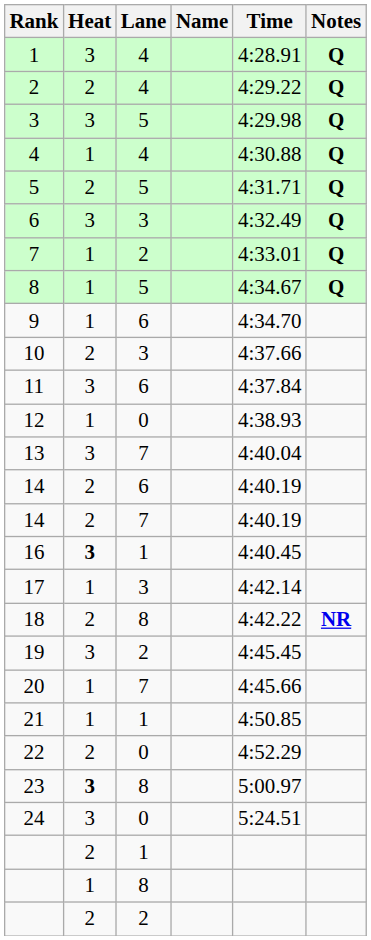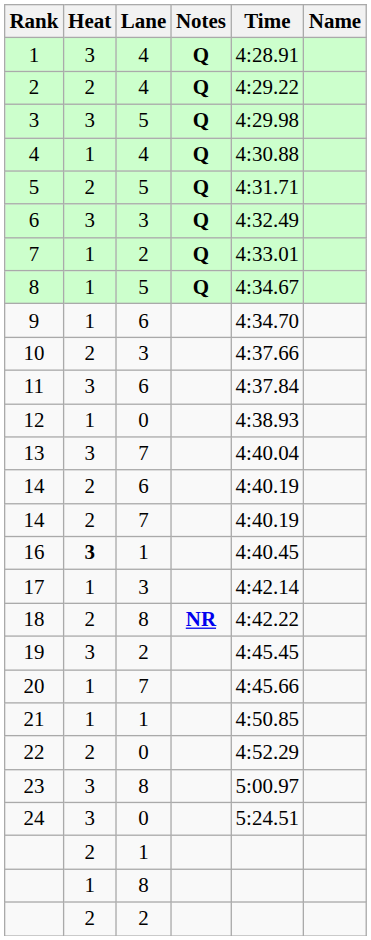columns swapped: (202, 21) <-> (336, 21)
(90, 785) bold -> (90, 785) normal
